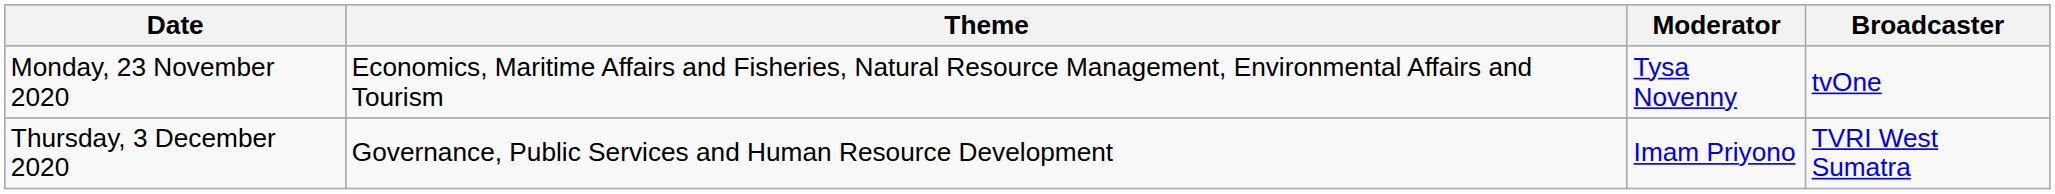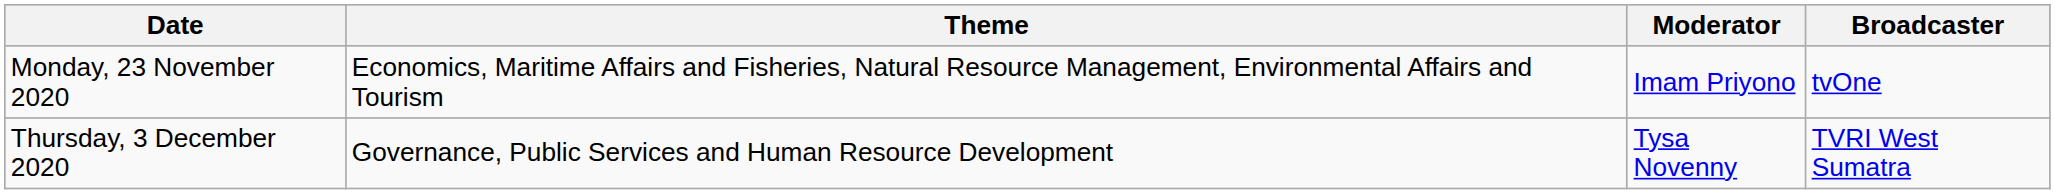(1685, 81) Tysa Novenny -> (1715, 81) Imam Priyono
(1715, 152) Imam Priyono -> (1685, 152) Tysa Novenny
